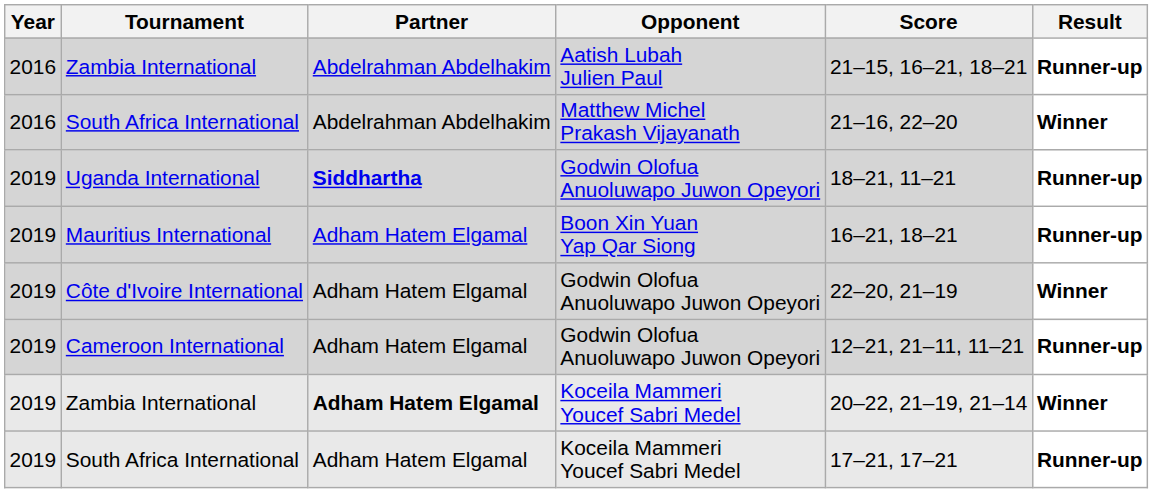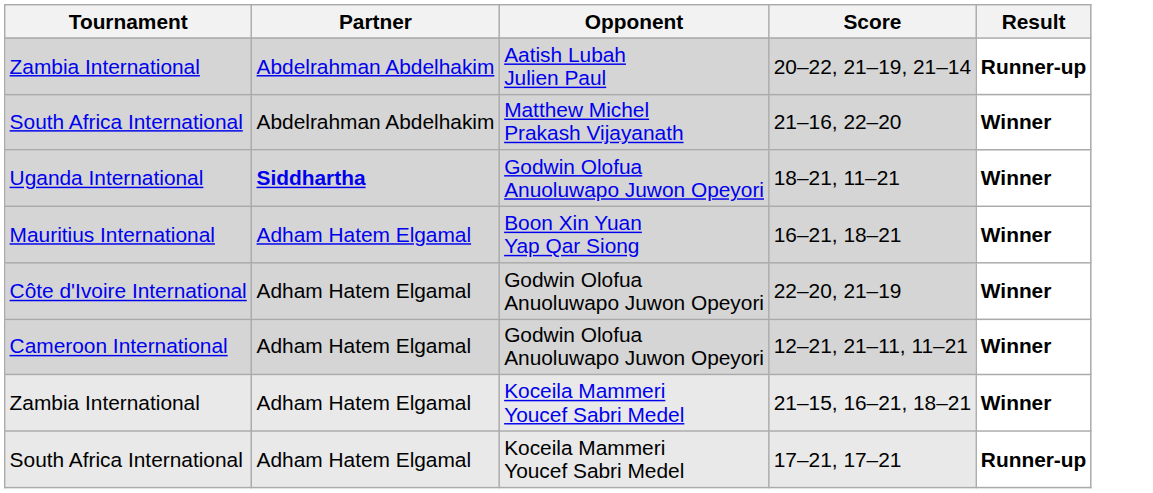- column: (33, 22)
(929, 66) 21–15, 16–21, 18–21 -> (872, 66) 20–22, 21–19, 21–14
(1090, 179) Runner-up -> (1016, 179) Winner
(1090, 235) Runner-up -> (1016, 235) Winner
(1090, 347) Runner-up -> (1016, 347) Winner
(426, 403) bold -> (364, 403) normal
(929, 403) 20–22, 21–19, 21–14 -> (872, 403) 21–15, 16–21, 18–21
